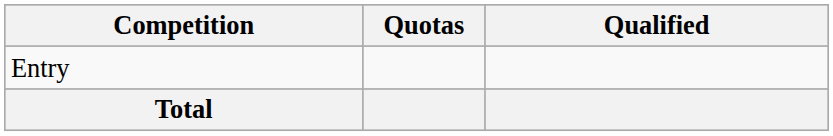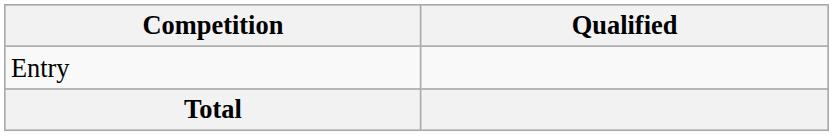- column: (424, 25)
